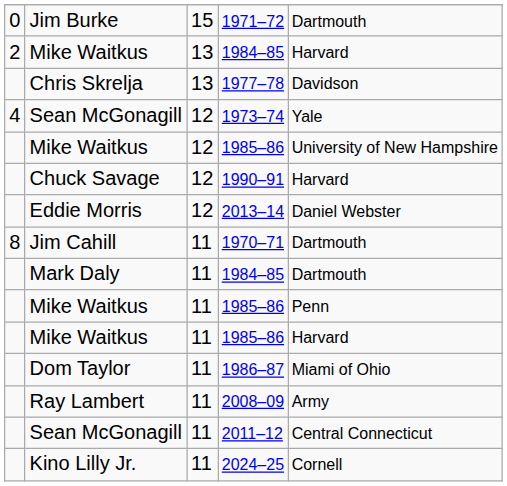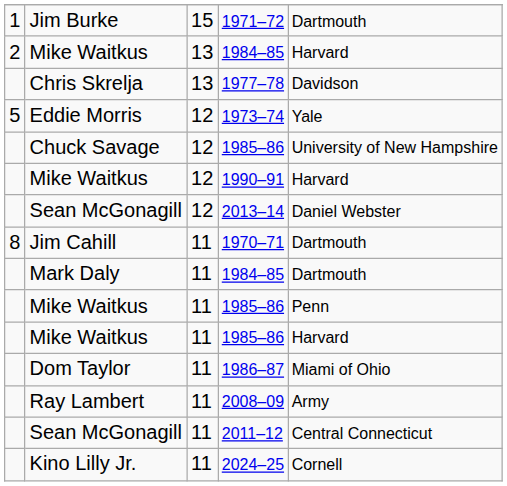(15, 20) 0 -> (15, 20) 1
(15, 115) 4 -> (15, 115) 5
(106, 115) Sean McGonagill -> (86, 115) Eddie Morris
(89, 147) Mike Waitkus -> (95, 147) Chuck Savage
(95, 178) Chuck Savage -> (89, 178) Mike Waitkus
(86, 210) Eddie Morris -> (106, 210) Sean McGonagill
